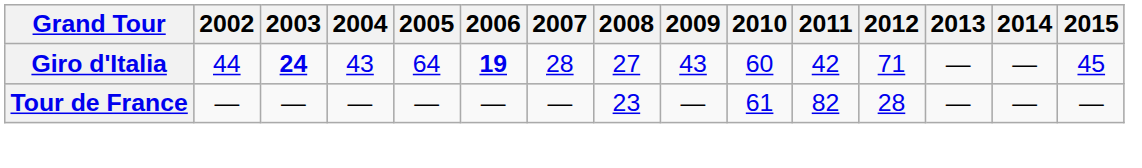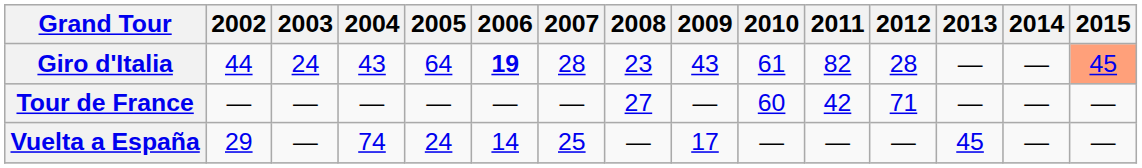(293, 63) bold -> (305, 63) normal
(626, 63) 27 -> (638, 63) 23
(760, 63) 60 -> (772, 63) 61
(826, 63) 42 -> (838, 63) 82
(891, 63) 71 -> (903, 63) 28
(1091, 63) no background -> (1103, 63) lightsalmon background
(626, 102) 23 -> (638, 102) 27
(760, 102) 61 -> (772, 102) 60
(826, 102) 82 -> (838, 102) 42
(891, 102) 28 -> (903, 102) 71
+ row: (105, 142)
